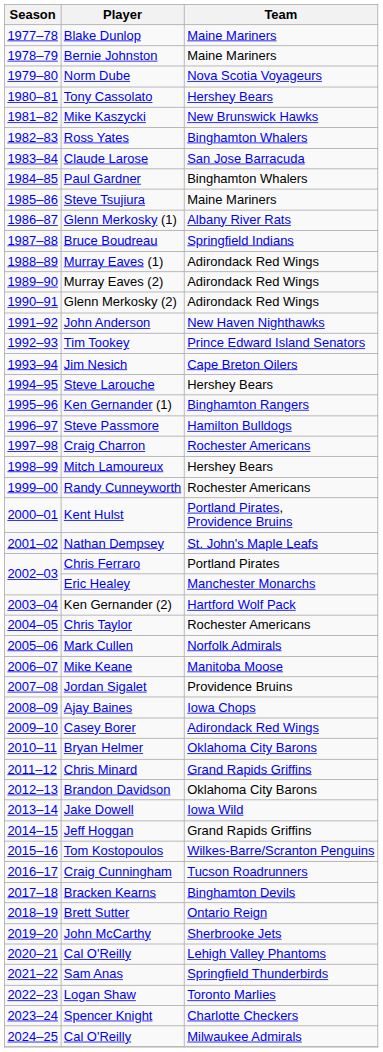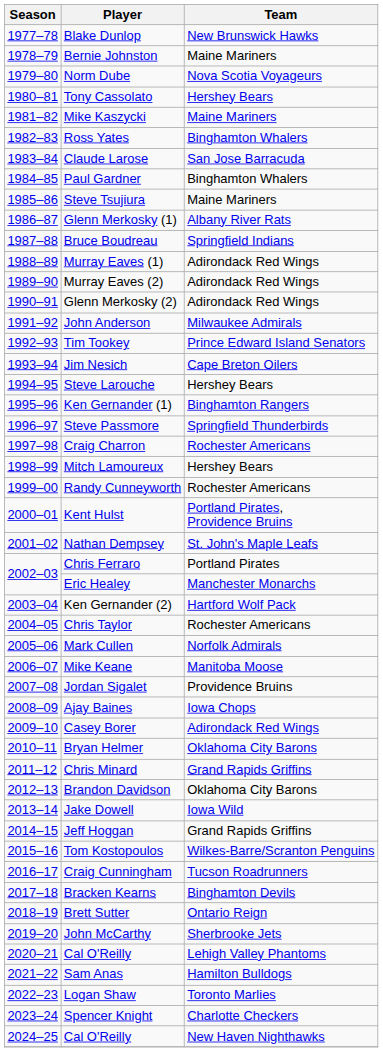(232, 35) Maine Mariners -> (253, 35) New Brunswick Hawks
(253, 117) New Brunswick Hawks -> (232, 117) Maine Mariners
(256, 323) New Haven Nighthawks -> (244, 323) Milwaukee Admirals
(239, 425) Hamilton Bulldogs -> (258, 425) Springfield Thunderbirds
(258, 974) Springfield Thunderbirds -> (239, 974) Hamilton Bulldogs
(244, 1036) Milwaukee Admirals -> (256, 1036) New Haven Nighthawks
